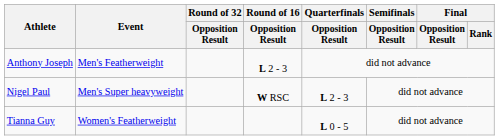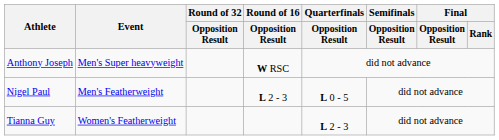(120, 63) Men's Featherweight -> (131, 63) Men's Super heavyweight
(273, 69) L 2 - 3 -> (273, 69) W RSC
(131, 92) Men's Super heavyweight -> (120, 92) Men's Featherweight
(273, 98) W RSC -> (273, 98) L 2 - 3
(334, 98) L 2 - 3 -> (334, 98) L 0 - 5
(334, 127) L 0 - 5 -> (334, 127) L 2 - 3
